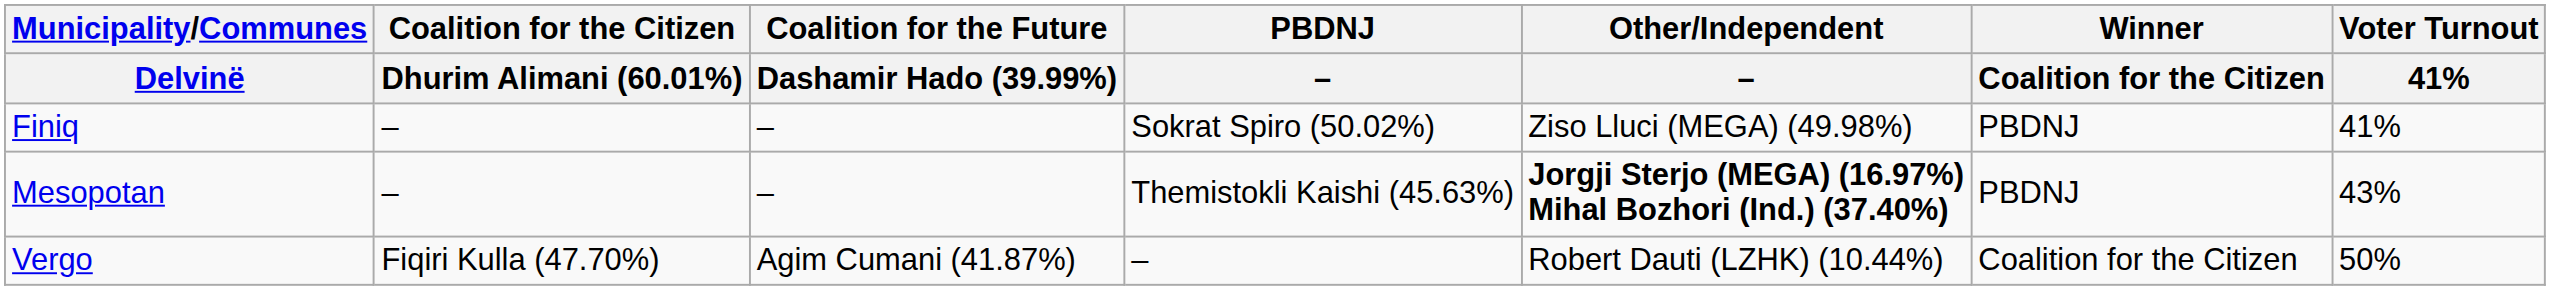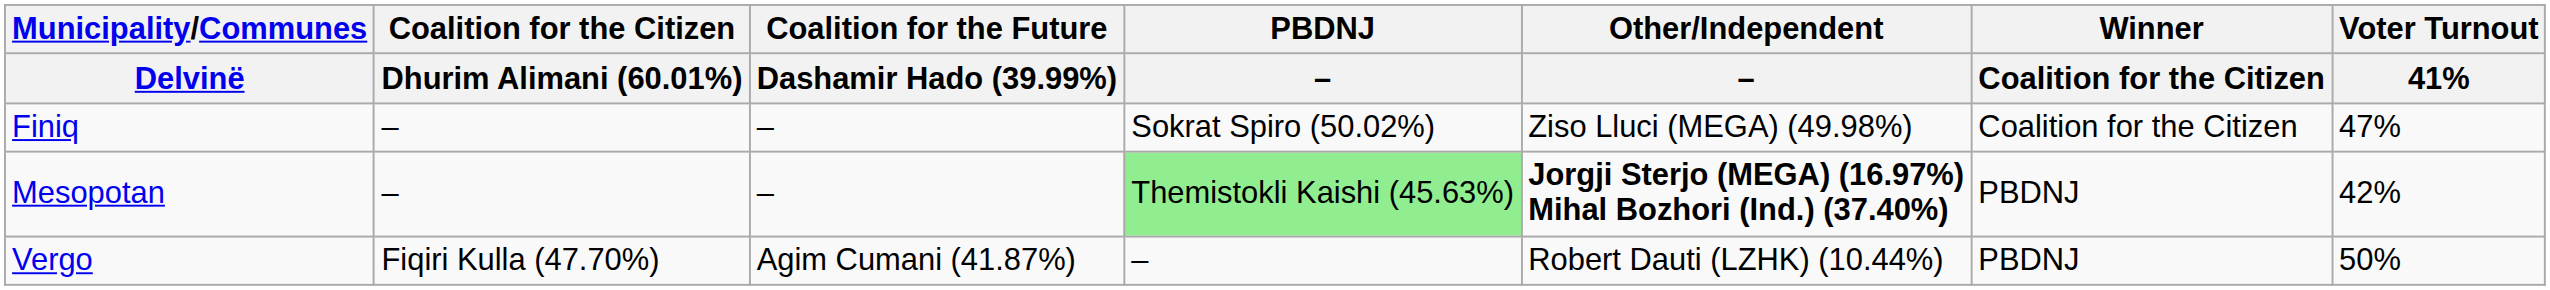(2029, 126) PBDNJ -> (2138, 126) Coalition for the Citizen
(2370, 126) 41% -> (2370, 126) 47%
(1323, 193) no background -> (1323, 193) lightgreen background
(2370, 193) 43% -> (2370, 193) 42%
(2138, 259) Coalition for the Citizen -> (2029, 259) PBDNJ
